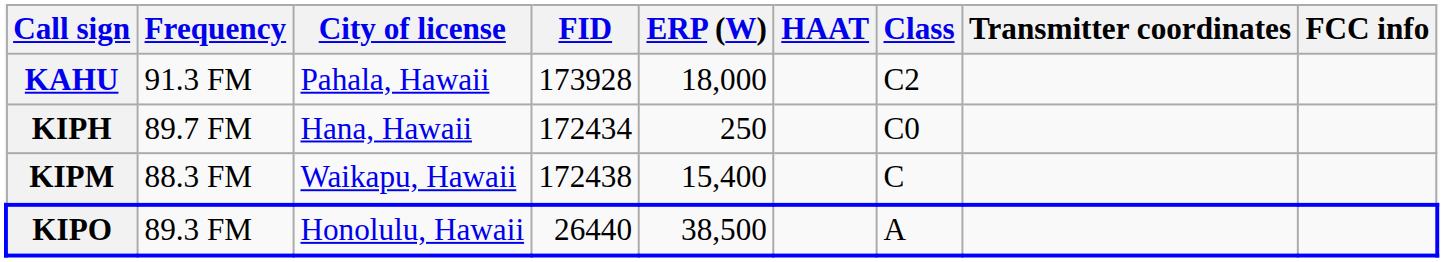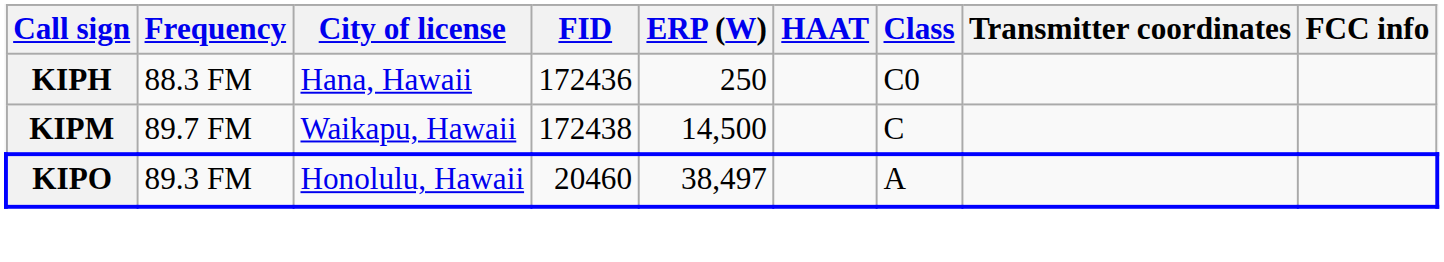- row: (72, 78)
(198, 128) 89.7 FM -> (198, 78) 88.3 FM
(585, 128) 172434 -> (585, 78) 172436
(198, 177) 88.3 FM -> (198, 128) 89.7 FM
(724, 177) 15,400 -> (724, 128) 14,500
(593, 229) 26440 -> (593, 179) 20460
(724, 229) 38,500 -> (724, 179) 38,497
